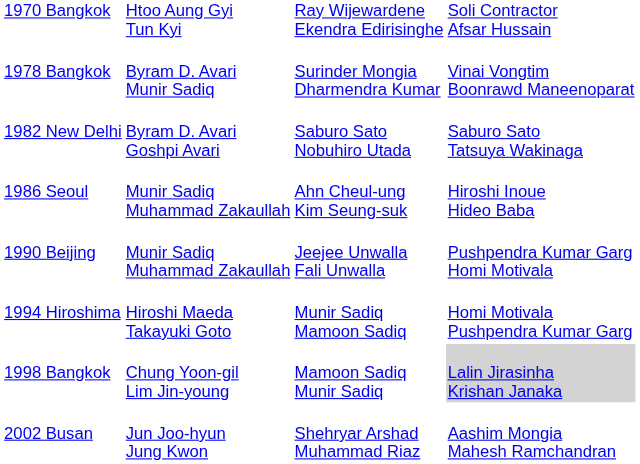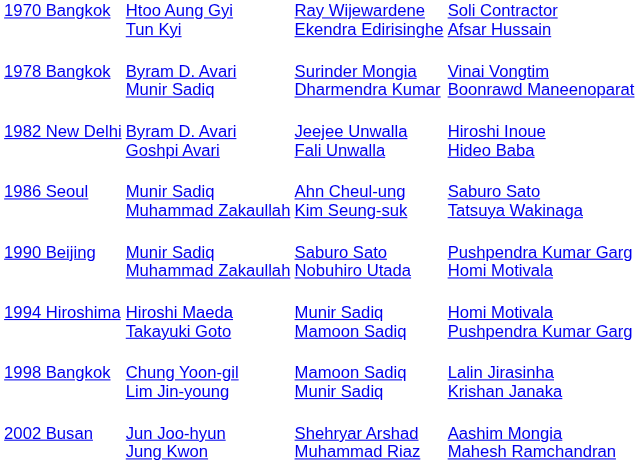(353, 141) Saburo Sato Nobuhiro Utada -> (351, 141) Jeejee Unwalla Fali Unwalla
(515, 141) Saburo Sato Tatsuya Wakinaga -> (497, 141) Hiroshi Inoue Hideo Baba
(497, 201) Hiroshi Inoue Hideo Baba -> (515, 201) Saburo Sato Tatsuya Wakinaga
(351, 261) Jeejee Unwalla Fali Unwalla -> (353, 261) Saburo Sato Nobuhiro Utada
(505, 382) lightgrey background -> (505, 382) no background
